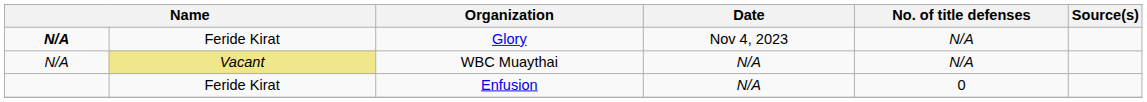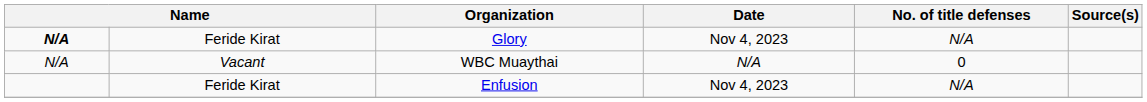(242, 62) khaki background -> (242, 62) no background
(961, 62) N/A -> (961, 62) 0
(749, 85) N/A -> (749, 85) Nov 4, 2023
(961, 85) 0 -> (961, 85) N/A
